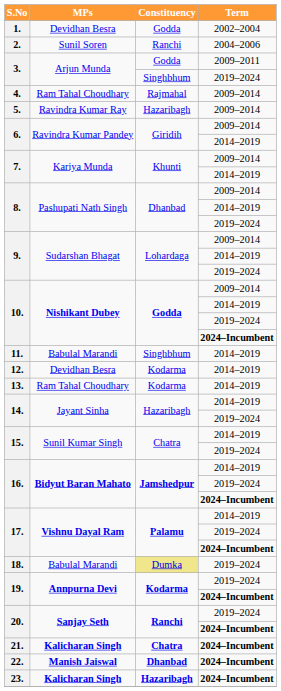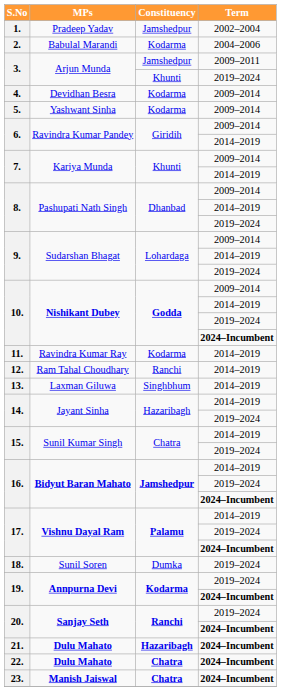(83, 28) Devidhan Besra -> (83, 28) Pradeep Yadav
(167, 28) Godda -> (167, 28) Jamshedpur
(83, 45) Sunil Soren -> (83, 45) Babulal Marandi
(167, 45) Ranchi -> (167, 45) Kodarma
(167, 61) Godda -> (167, 61) Jamshedpur
(167, 77) Singhbhum -> (167, 77) Khunti
(83, 93) Ram Tahal Choudhary -> (83, 93) Devidhan Besra
(167, 93) Rajmahal -> (167, 93) Kodarma
(83, 110) Ravindra Kumar Ray -> (83, 110) Yashwant Sinha
(167, 110) Hazaribagh -> (167, 110) Kodarma
(83, 353) Babulal Marandi -> (83, 353) Ravindra Kumar Ray
(167, 353) Singhbhum -> (167, 353) Kodarma
(83, 369) Devidhan Besra -> (83, 369) Ram Tahal Choudhary
(167, 369) Kodarma -> (167, 369) Ranchi
(83, 386) Ram Tahal Choudhary -> (83, 386) Laxman Giluwa
(167, 386) Kodarma -> (167, 386) Singhbhum
(83, 564) Babulal Marandi -> (83, 564) Sunil Soren
(167, 564) khaki background -> (167, 564) no background
(83, 645) Kalicharan Singh -> (83, 645) Dulu Mahato
(167, 645) Chatra -> (167, 645) Hazaribagh
(83, 662) Manish Jaiswal -> (83, 662) Dulu Mahato
(167, 662) Dhanbad -> (167, 662) Chatra
(83, 678) Kalicharan Singh -> (83, 678) Manish Jaiswal
(167, 678) Hazaribagh -> (167, 678) Chatra
